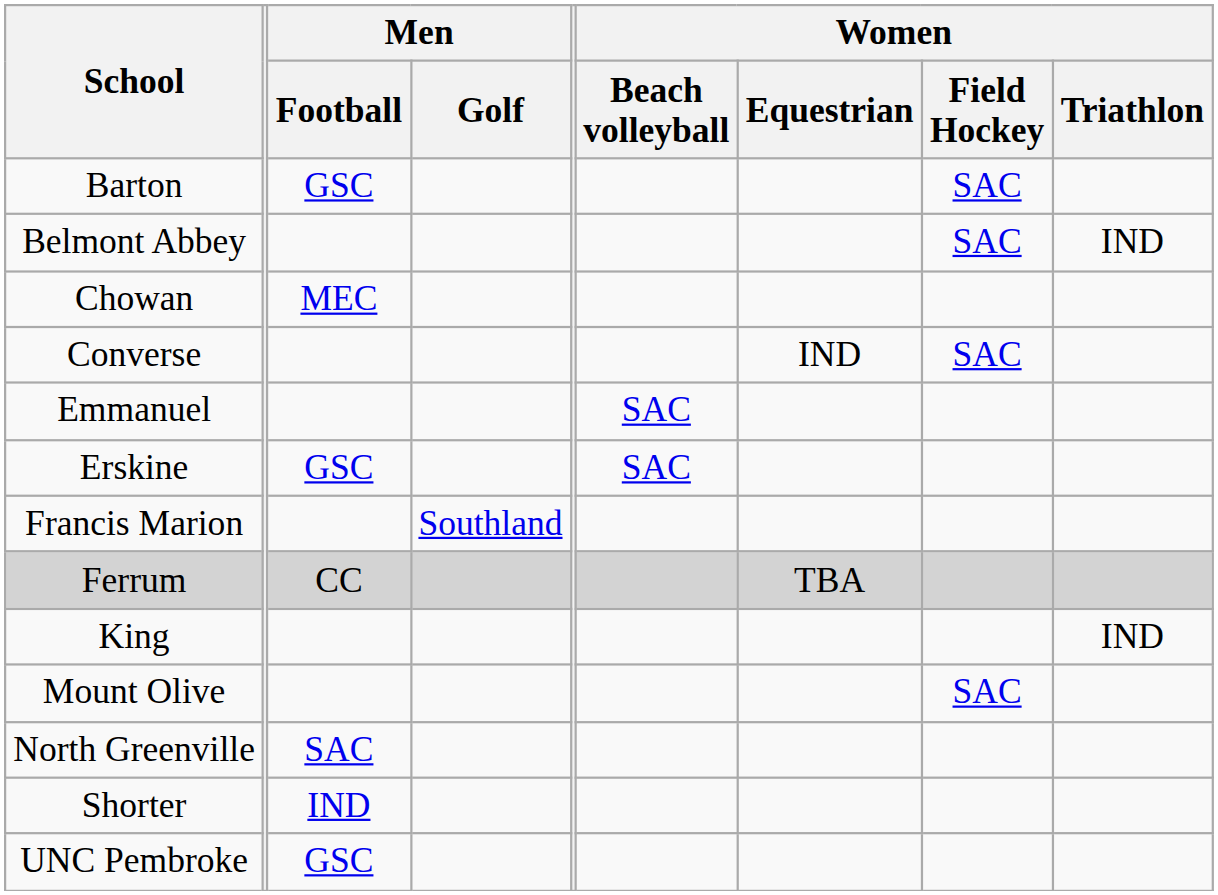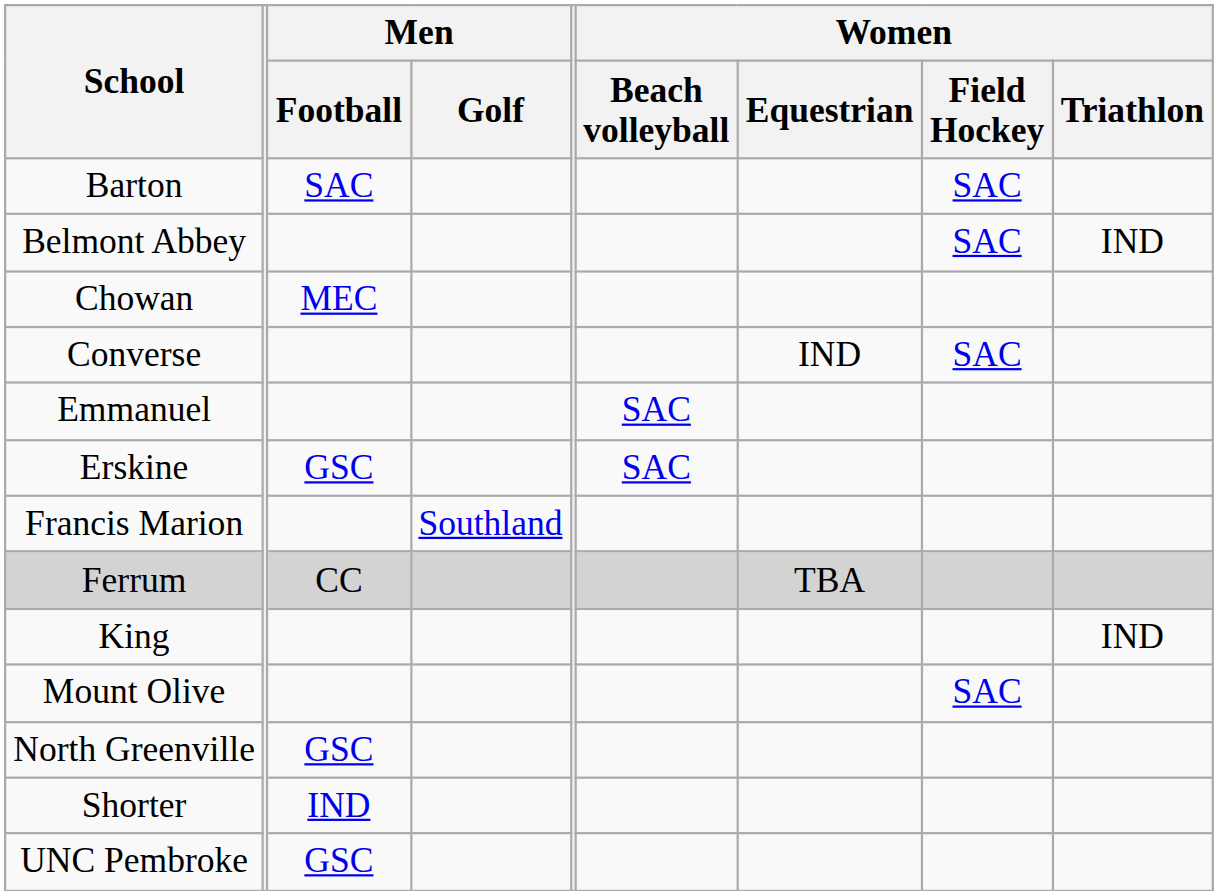(339, 185) GSC -> (339, 185) SAC
(339, 748) SAC -> (339, 748) GSC
